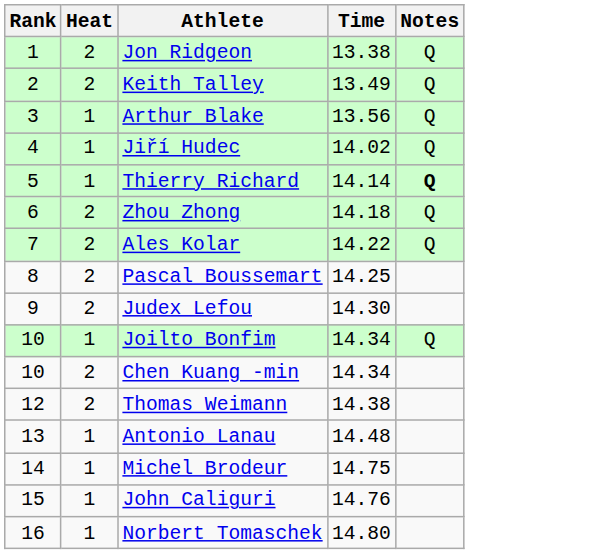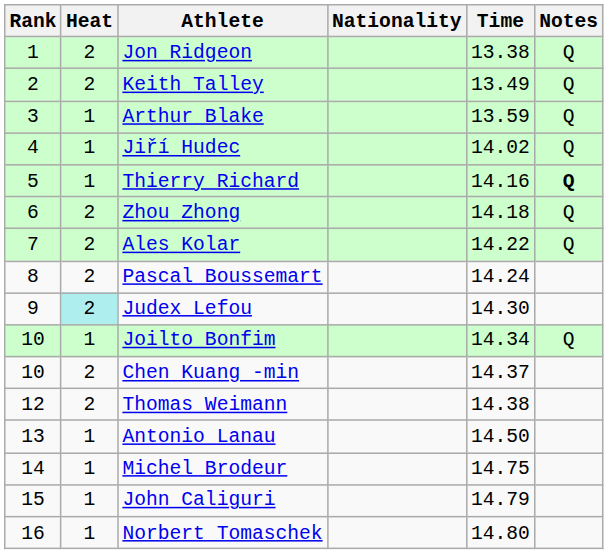+ column: (397, 21)
(361, 117) 13.56 -> (500, 117) 13.59
(361, 181) 14.14 -> (500, 181) 14.16
(361, 277) 14.25 -> (500, 277) 14.24
(89, 309) no background -> (89, 309) paleturquoise background
(361, 373) 14.34 -> (500, 373) 14.37
(361, 437) 14.48 -> (500, 437) 14.50
(361, 501) 14.76 -> (500, 501) 14.79
